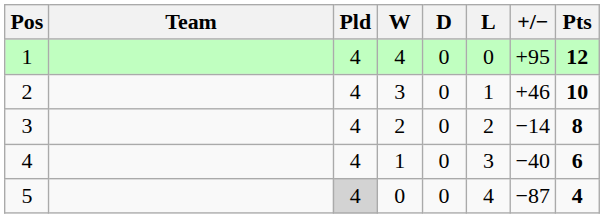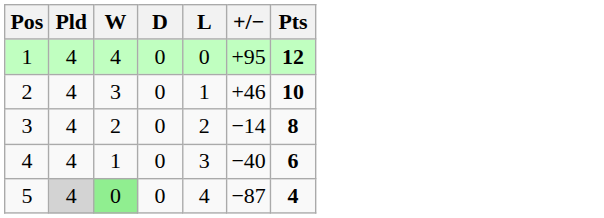- column: (191, 21)
(400, 195) no background -> (116, 195) lightgreen background
